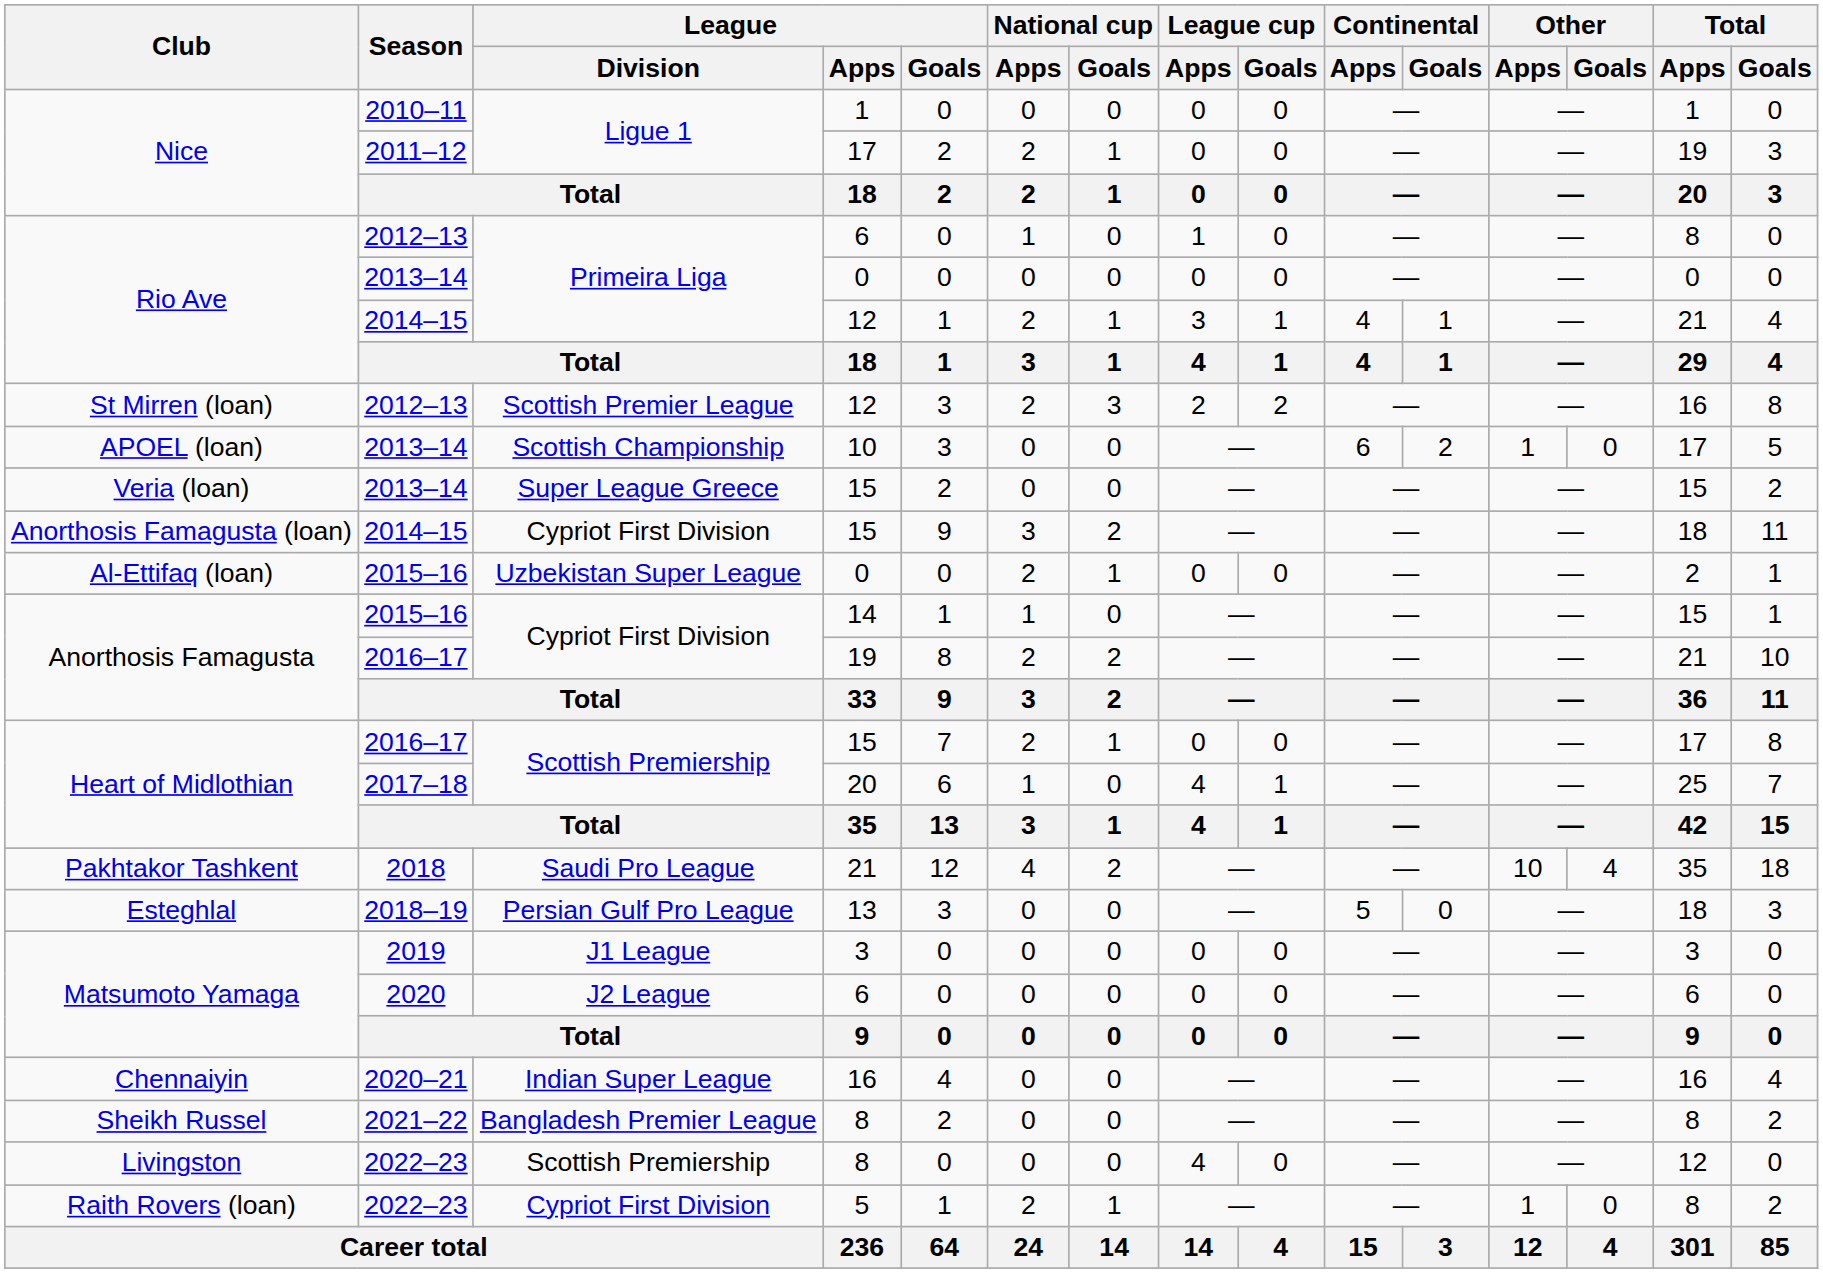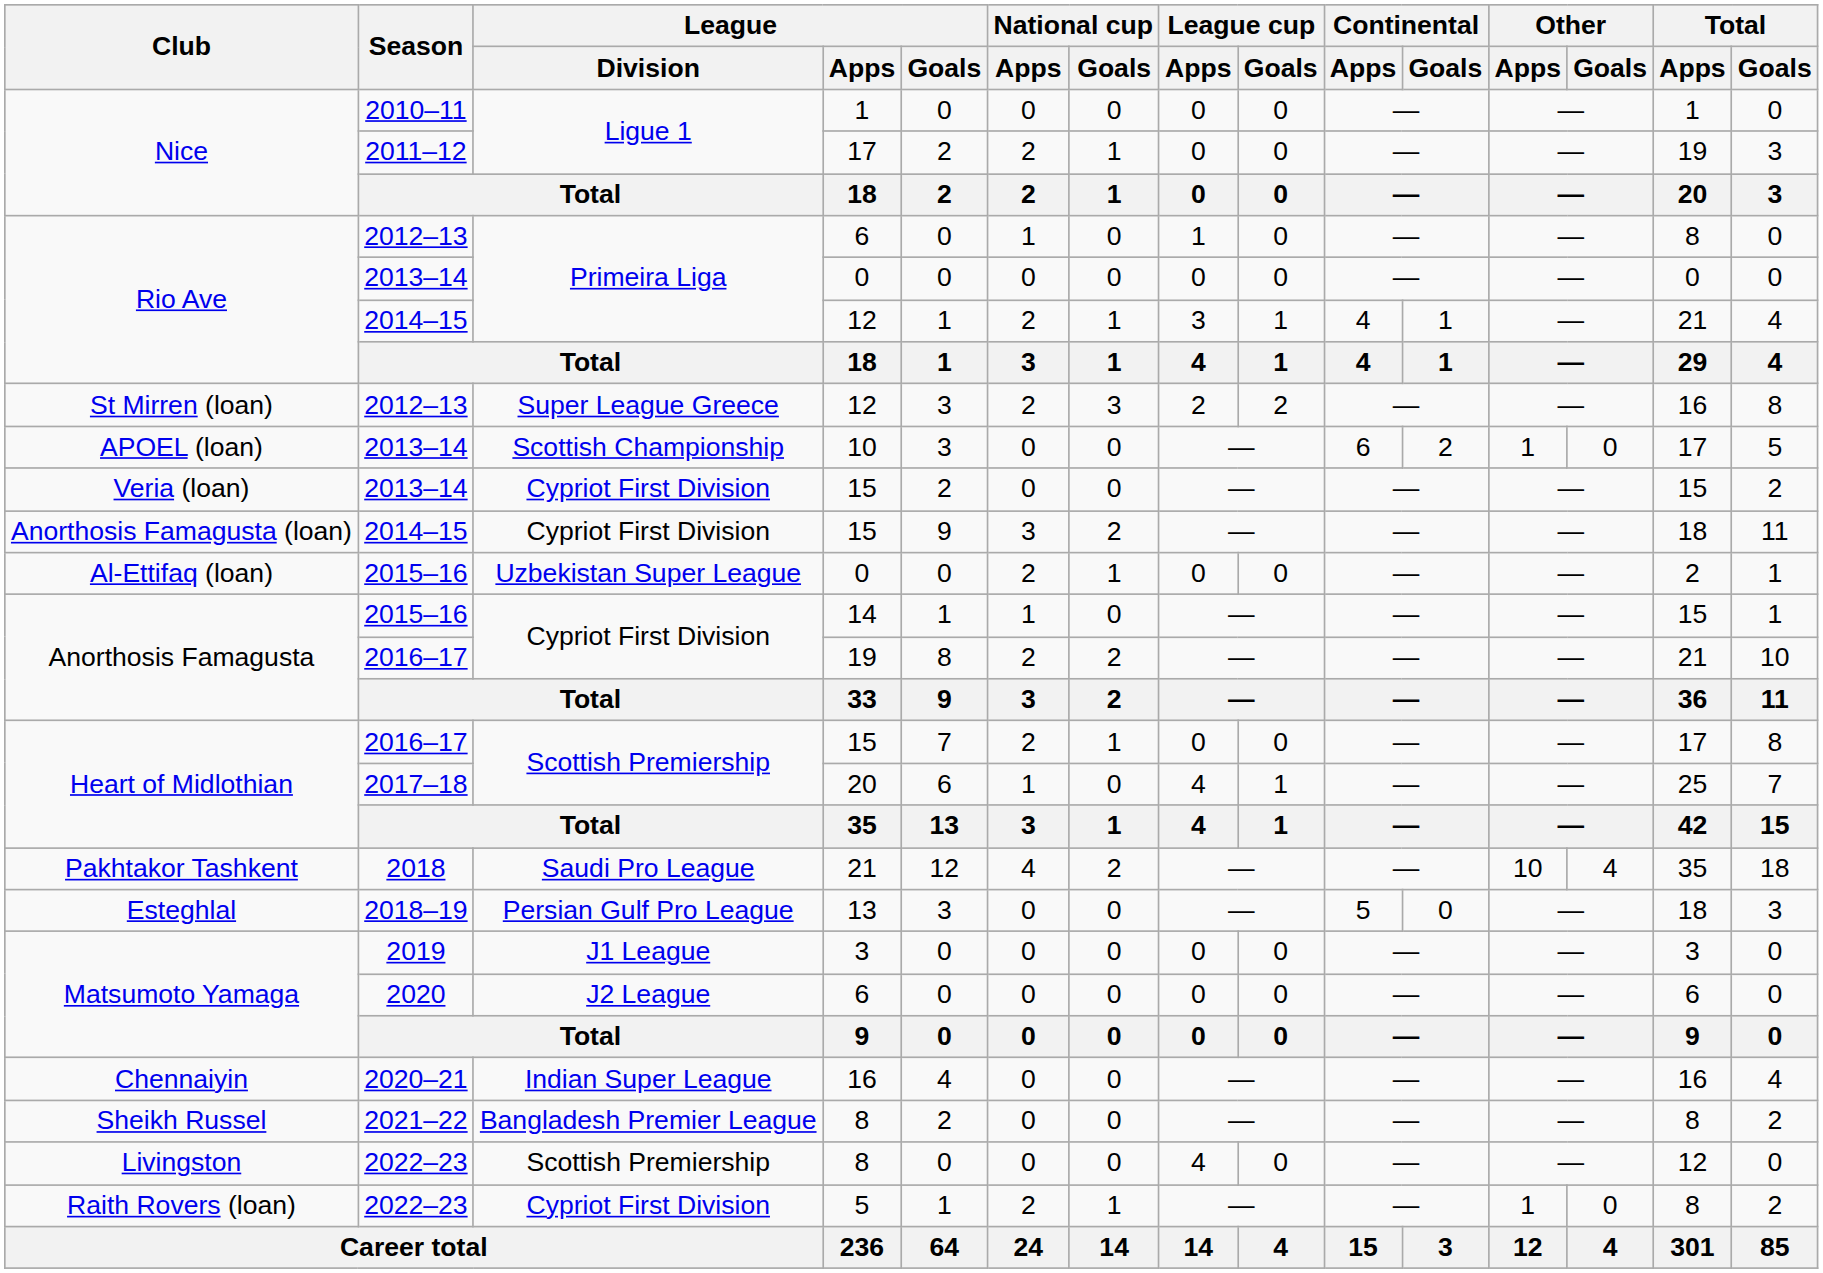(648, 404) Scottish Premier League -> (648, 404) Super League Greece
(648, 488) Super League Greece -> (648, 488) Cypriot First Division
